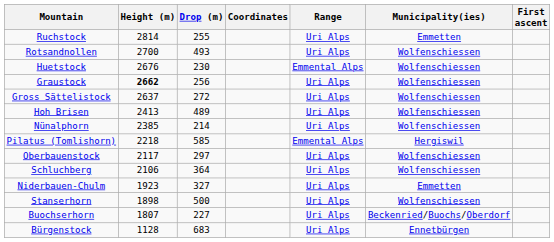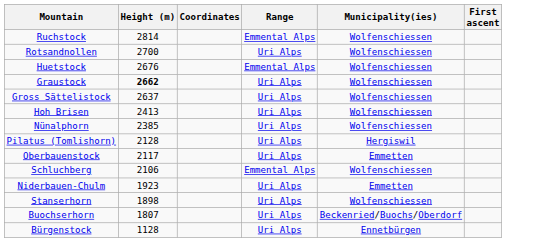- column: (201, 17)
(328, 37) Uri Alps -> (280, 37) Emmental Alps
(439, 37) Emmetten -> (391, 37) Wolfenschiessen
(148, 141) 2218 -> (148, 141) 2128
(328, 141) Emmental Alps -> (280, 141) Uri Alps
(439, 156) Wolfenschiessen -> (391, 156) Emmetten
(328, 171) Uri Alps -> (280, 171) Emmental Alps
